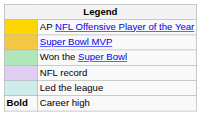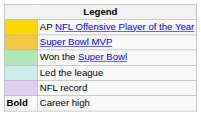rows swapped: (64, 73) <-> (72, 88)
